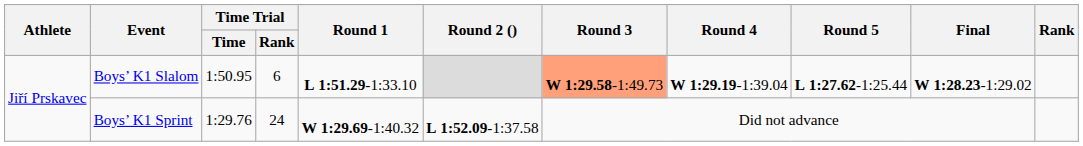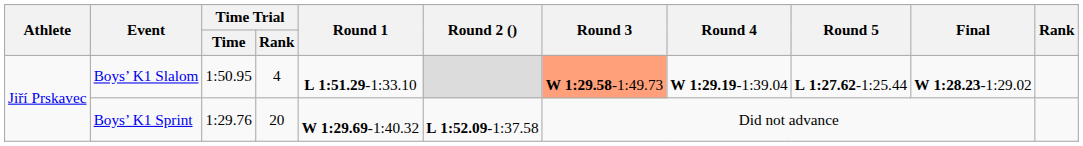(277, 76) 6 -> (277, 76) 4
(277, 120) 24 -> (277, 120) 20
